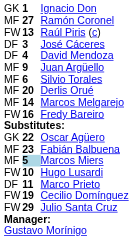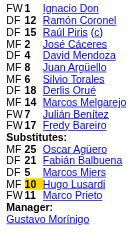(12, 9) GK -> (15, 9) FW
(12, 21) MF -> (13, 21) DF
(28, 21) 27 -> (30, 21) 12
(12, 32) FW -> (13, 32) DF
(28, 32) 13 -> (30, 32) 15
(11, 44) DF -> (14, 44) MF
(25, 44) 3 -> (28, 44) 2
(25, 67) 9 -> (28, 67) 8
(12, 91) MF -> (13, 91) DF
(28, 91) 20 -> (30, 91) 18
+ row: (76, 114)
(28, 114) 16 -> (30, 126) 17
(12, 137) GK -> (14, 149) MF
(28, 137) 22 -> (30, 149) 25
(12, 149) MF -> (13, 161) DF
(28, 149) 23 -> (30, 161) 21
(12, 161) MF -> (13, 172) DF
(25, 161) lightblue background -> (28, 172) no background
(12, 172) FW -> (14, 184) MF
(28, 172) no background -> (30, 184) gold background
(11, 184) DF -> (15, 196) FW
- row: (85, 196)
- row: (79, 207)
